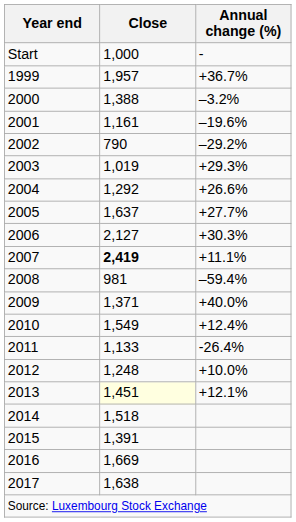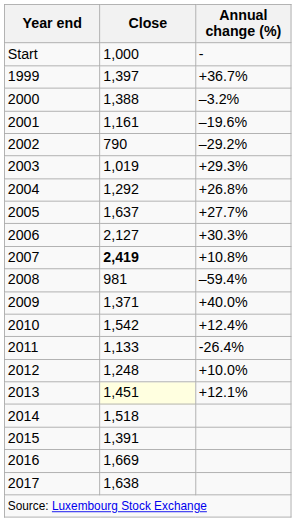(121, 76) 1,957 -> (121, 76) 1,397
(223, 189) +26.6% -> (223, 189) +26.8%
(223, 257) +11.1% -> (223, 257) +10.8%
(121, 325) 1,549 -> (121, 325) 1,542
